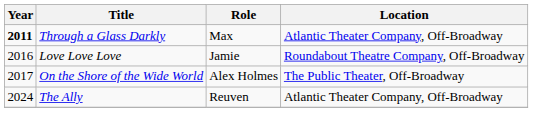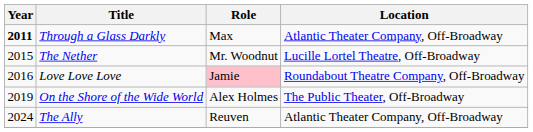+ row: (68, 55)
(224, 55) no background -> (224, 76) pink background
(20, 76) 2017 -> (20, 96) 2019
